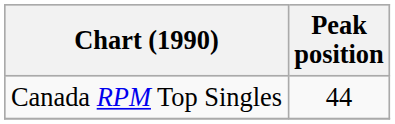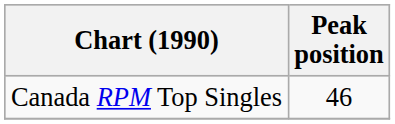(339, 97) 44 -> (339, 97) 46
